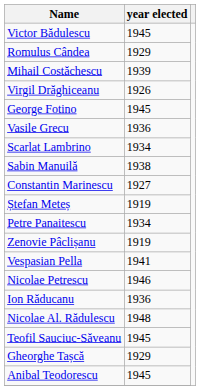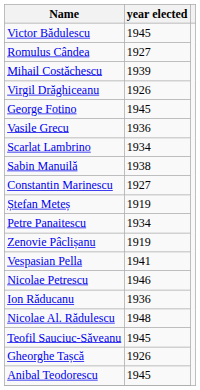(139, 52) 1929 -> (139, 52) 1927
(139, 356) 1929 -> (139, 356) 1926
